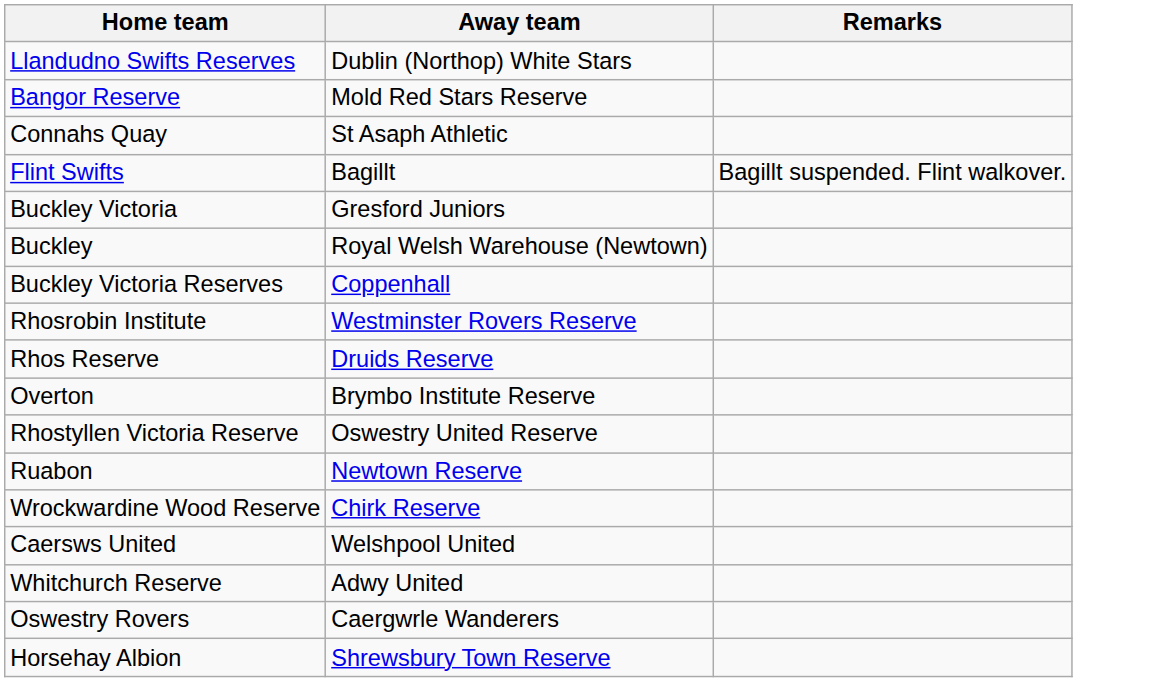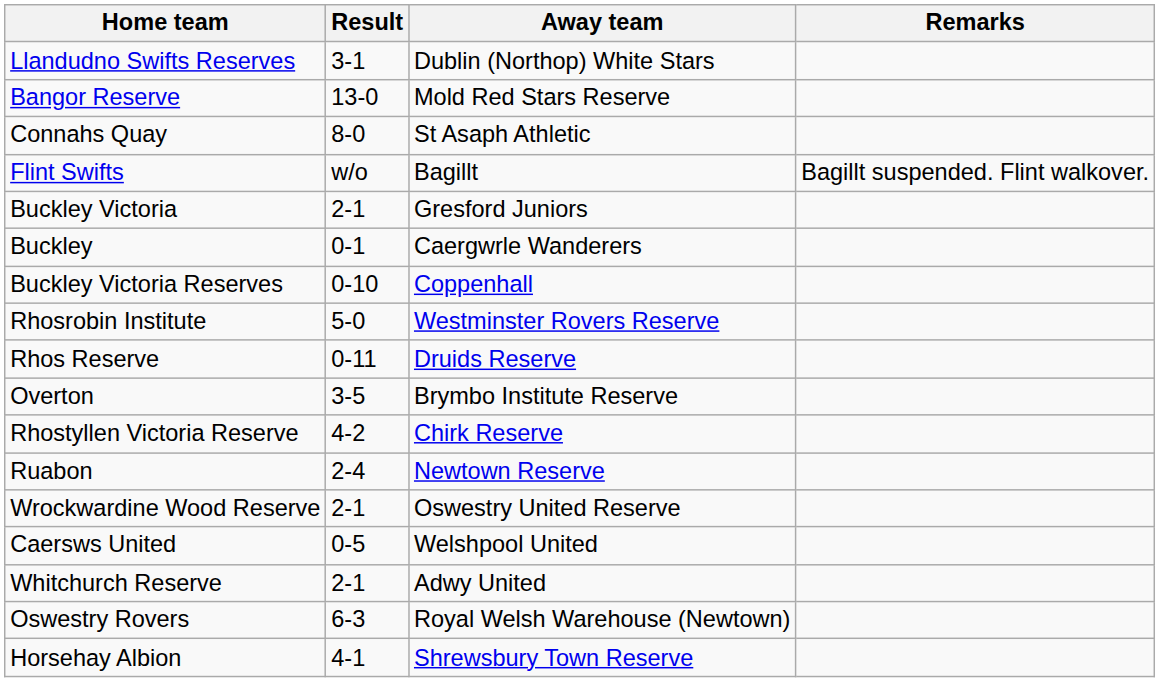+ column: (367, 23)
(519, 246) Royal Welsh Warehouse (Newtown) -> (528, 246) Caergwrle Wanderers
(465, 433) Oswestry United Reserve -> (488, 433) Chirk Reserve
(406, 508) Chirk Reserve -> (547, 508) Oswestry United Reserve
(445, 619) Caergwrle Wanderers -> (602, 619) Royal Welsh Warehouse (Newtown)
